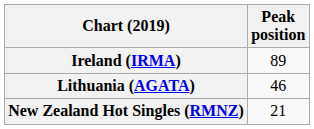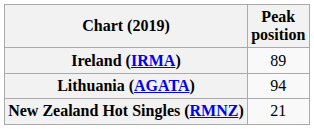(278, 85) 46 -> (278, 85) 94
